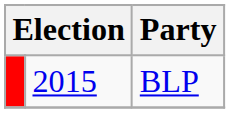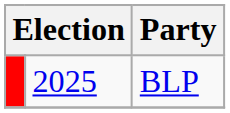(65, 81) 2015 -> (65, 81) 2025
